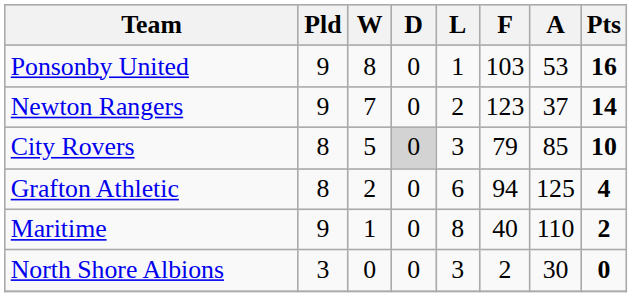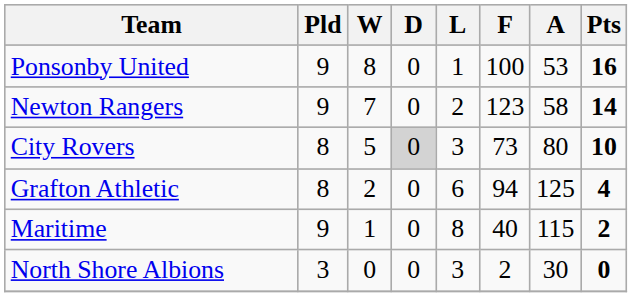(505, 65) 103 -> (505, 65) 100
(556, 106) 37 -> (556, 106) 58
(505, 147) 79 -> (505, 147) 73
(556, 147) 85 -> (556, 147) 80
(556, 229) 110 -> (556, 229) 115
